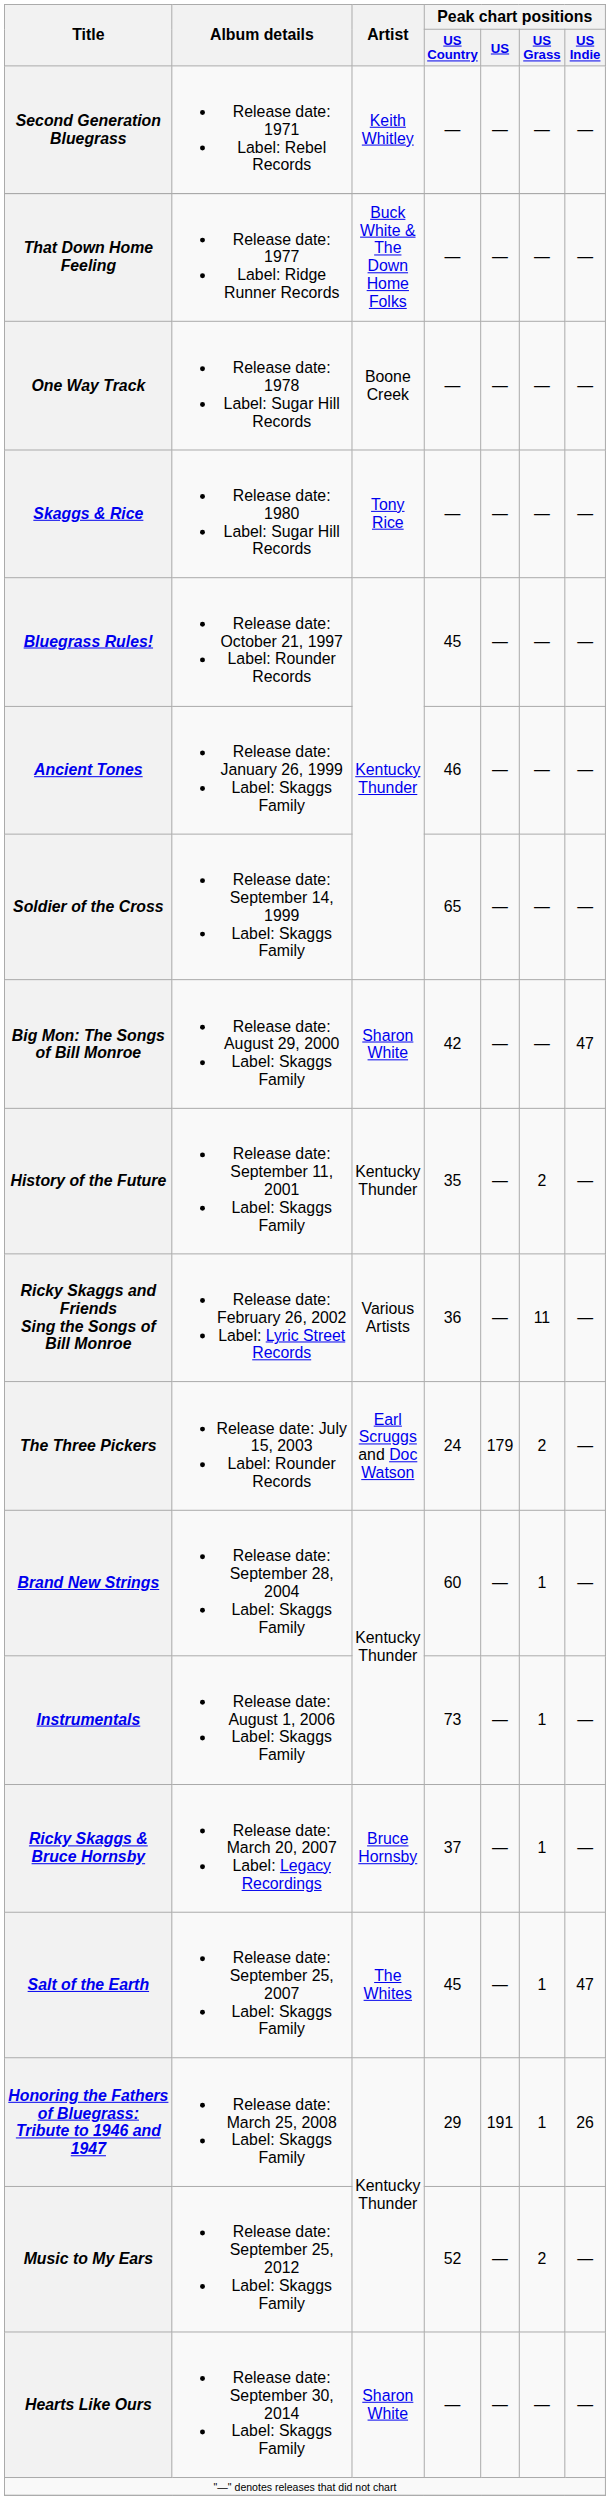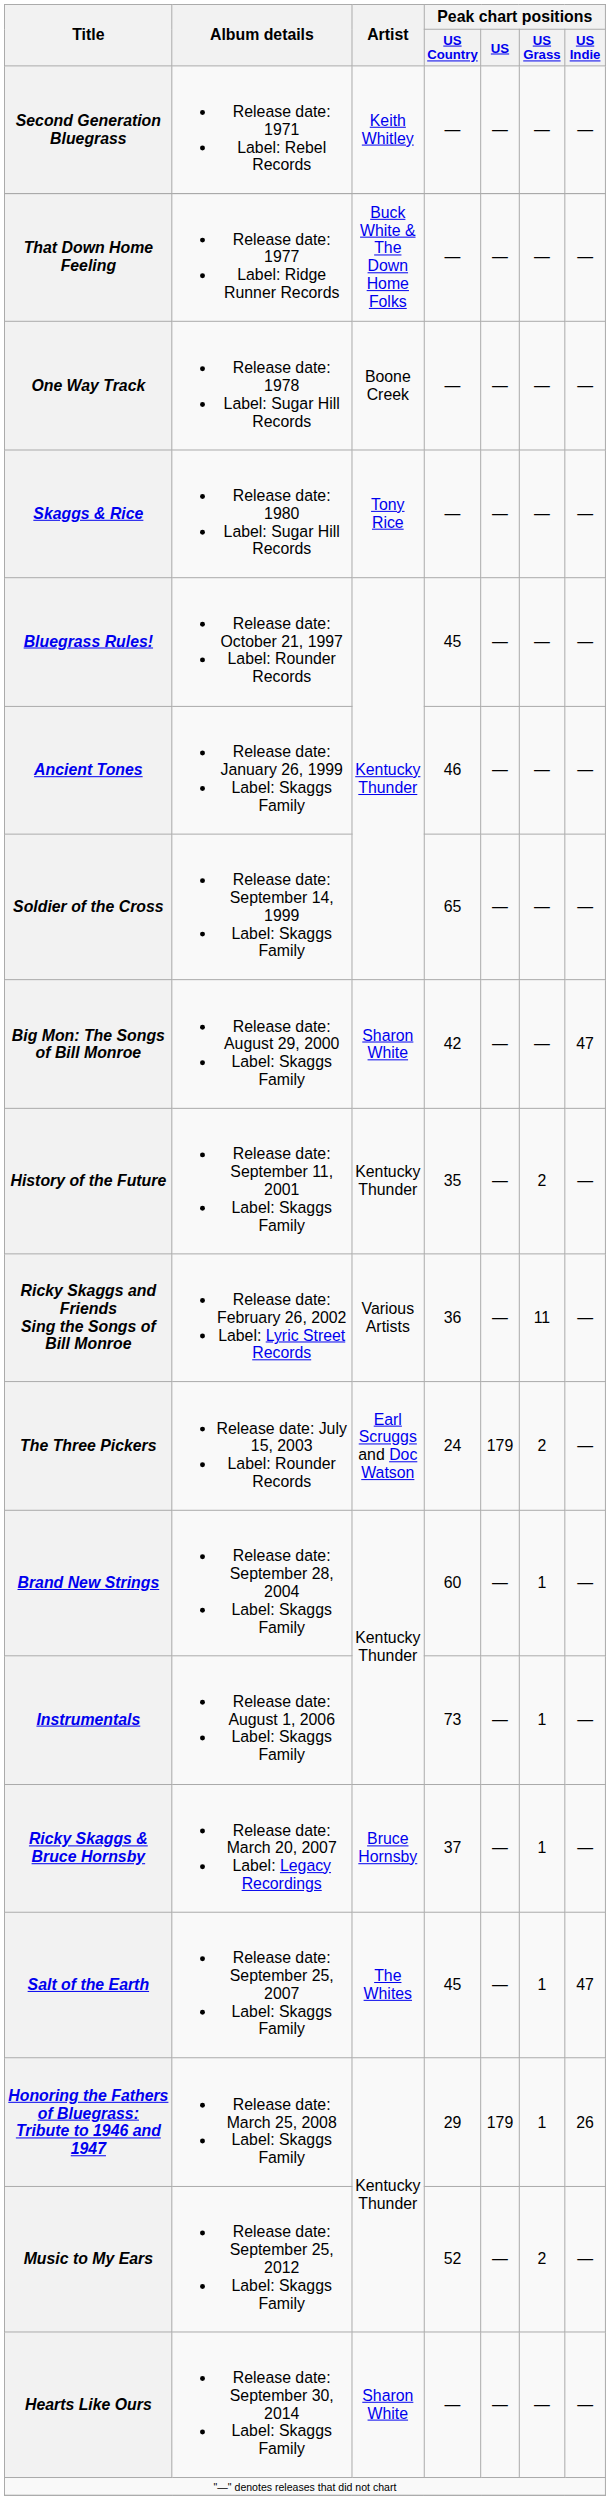(500, 2122) 191 -> (500, 2122) 179
